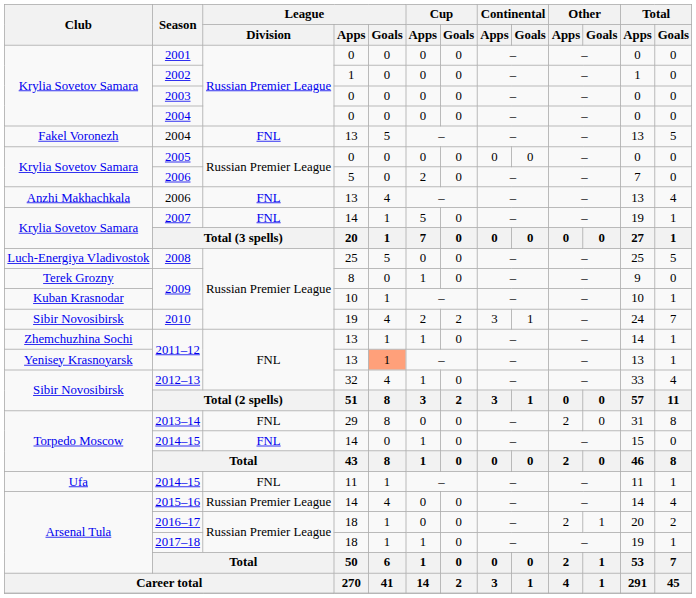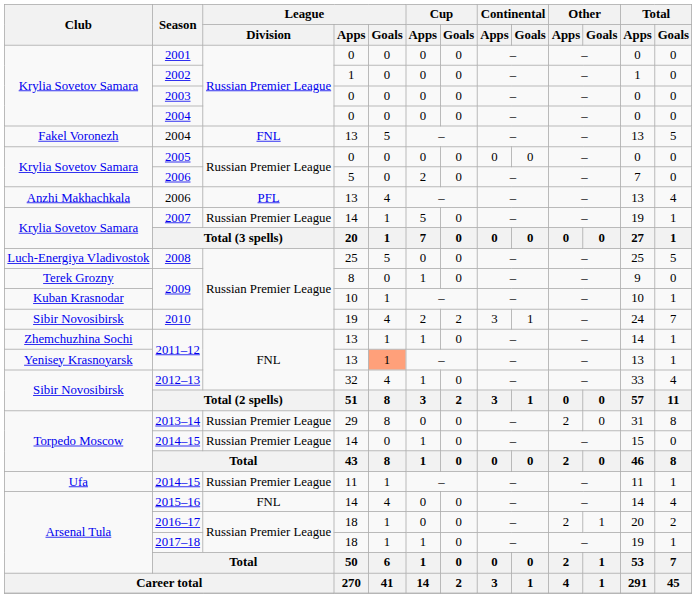(269, 197) FNL -> (269, 197) PFL
(269, 217) FNL -> (269, 217) Russian Premier League
(269, 420) FNL -> (269, 420) Russian Premier League
(269, 440) FNL -> (269, 440) Russian Premier League
(269, 481) FNL -> (269, 481) Russian Premier League
(269, 501) Russian Premier League -> (269, 501) FNL
